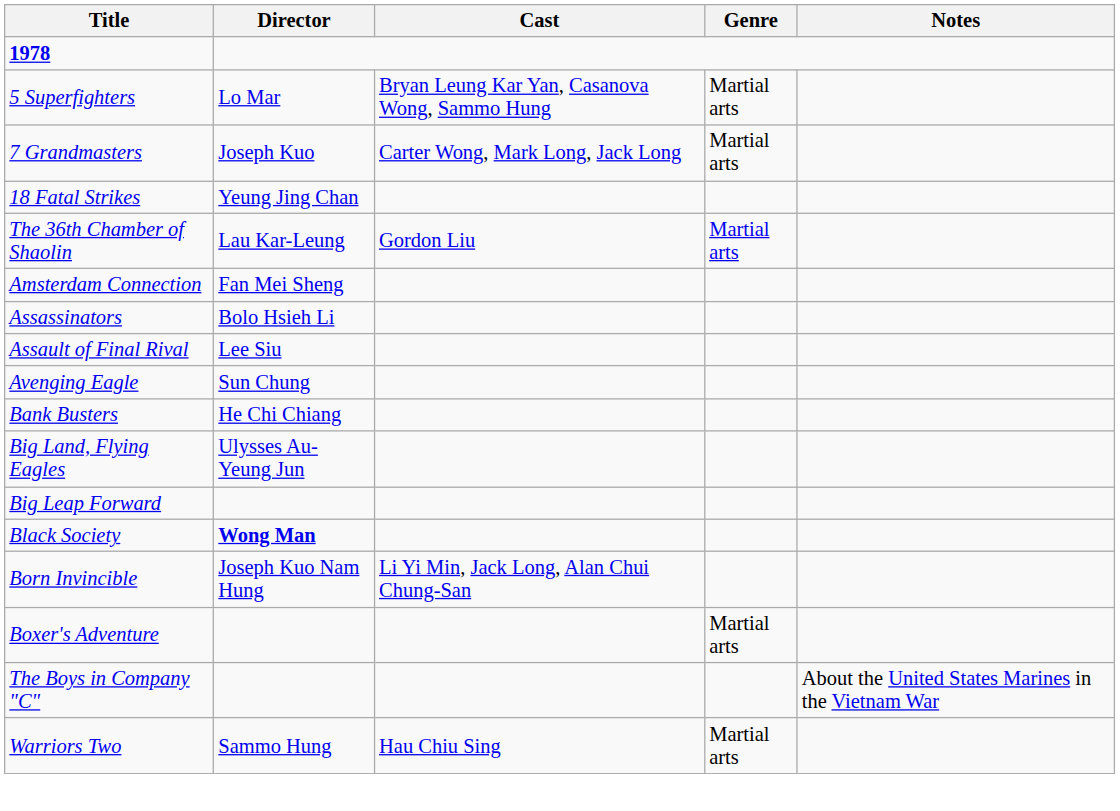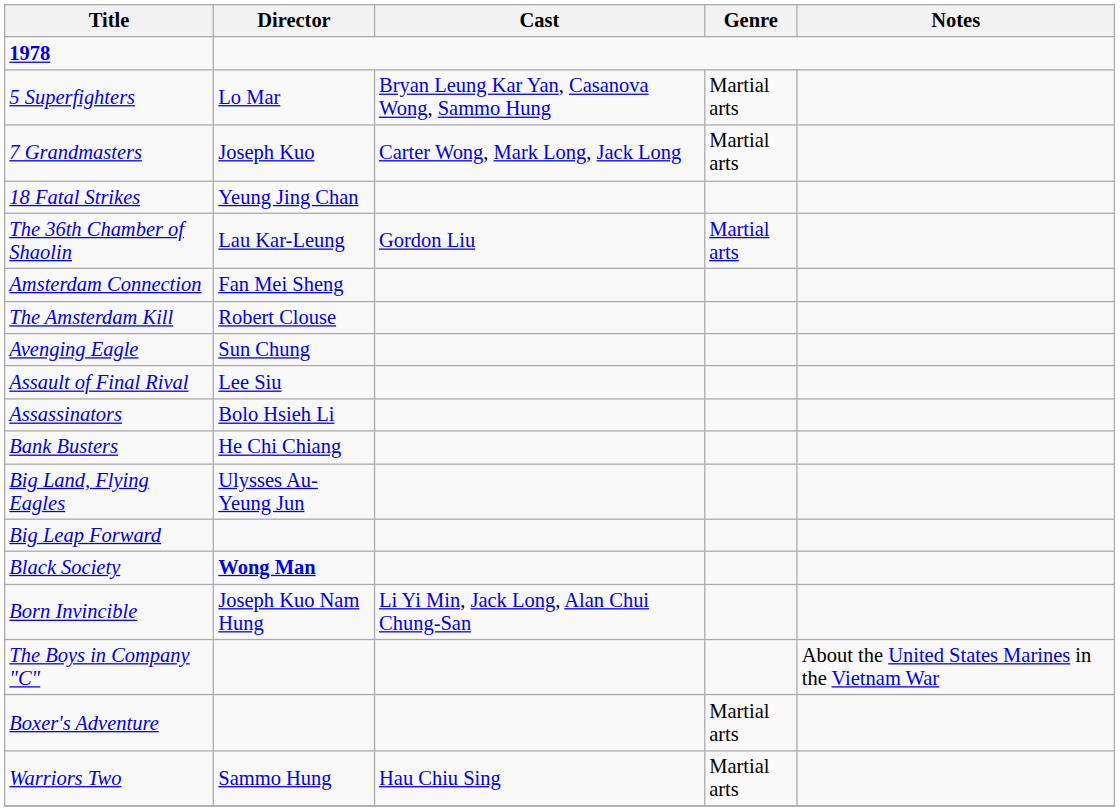+ row: (91, 317)
rows swapped: (66, 317) <-> (74, 382)
rows swapped: (84, 634) <-> (100, 690)
